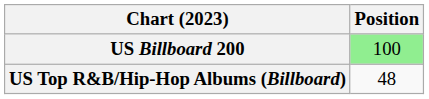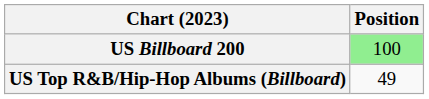(387, 78) 48 -> (387, 78) 49
